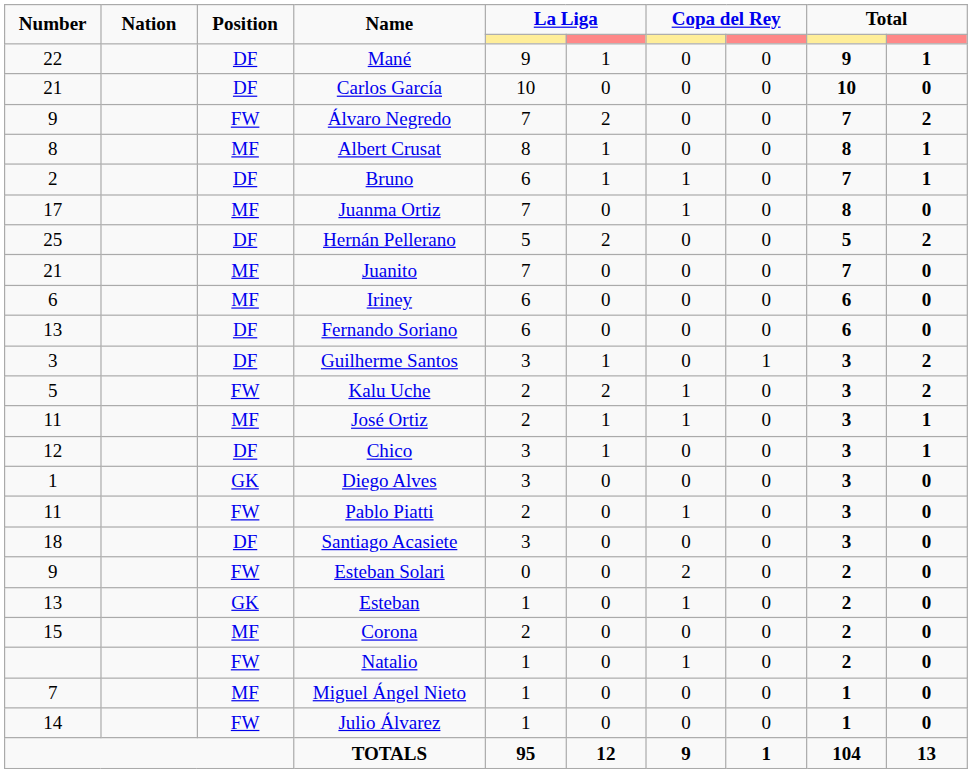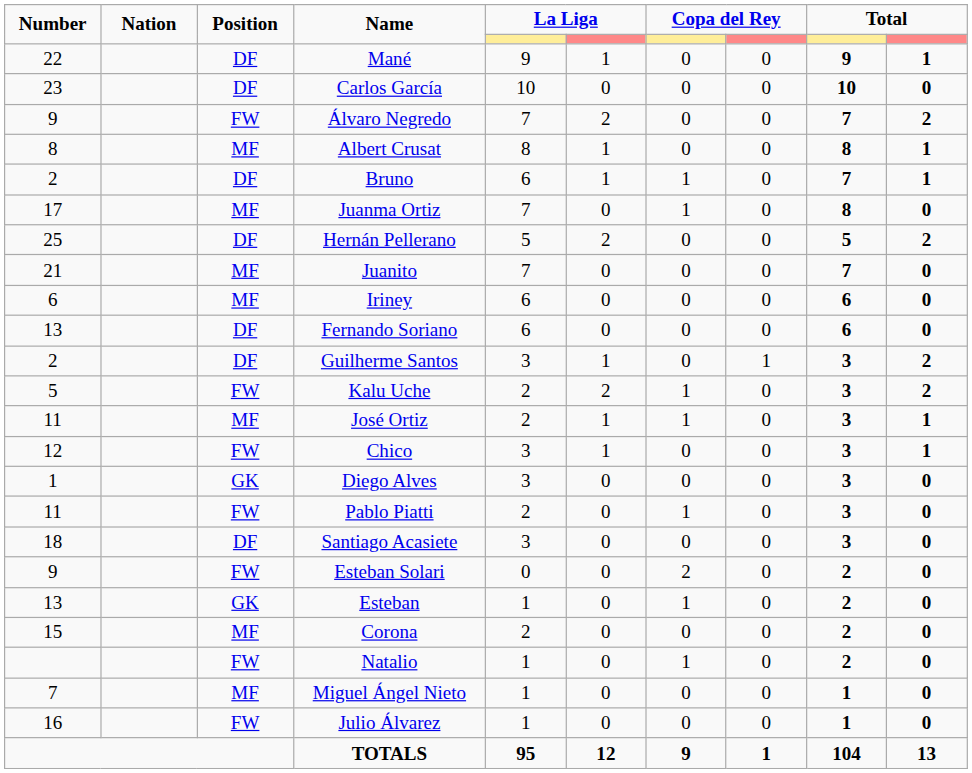(53, 88) 21 -> (53, 88) 23
(53, 360) 3 -> (53, 360) 2
(245, 451) DF -> (245, 451) FW
(53, 722) 14 -> (53, 722) 16
